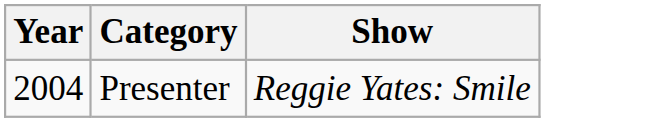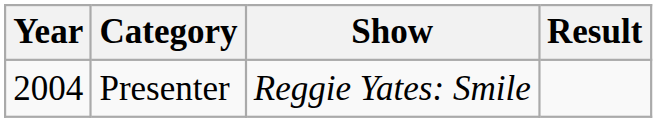+ column: (595, 32)
